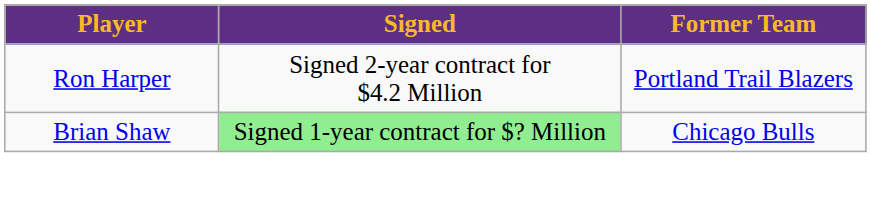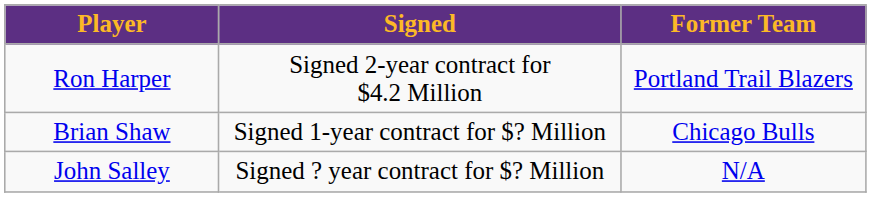(420, 131) lightgreen background -> (420, 131) no background
+ row: (112, 171)
